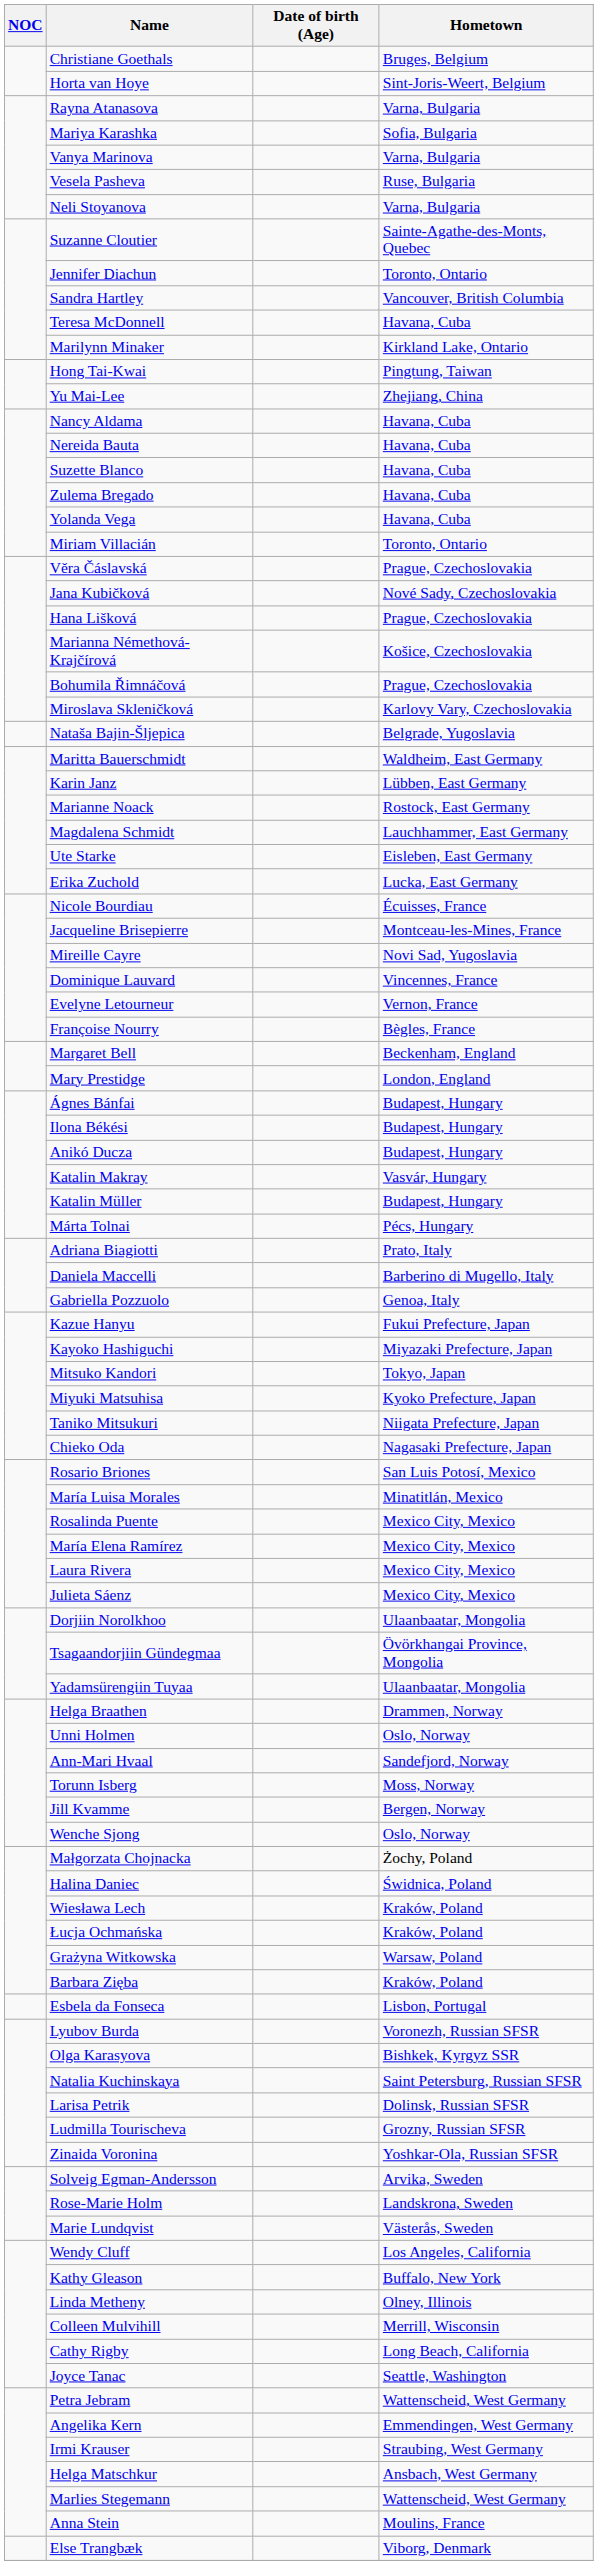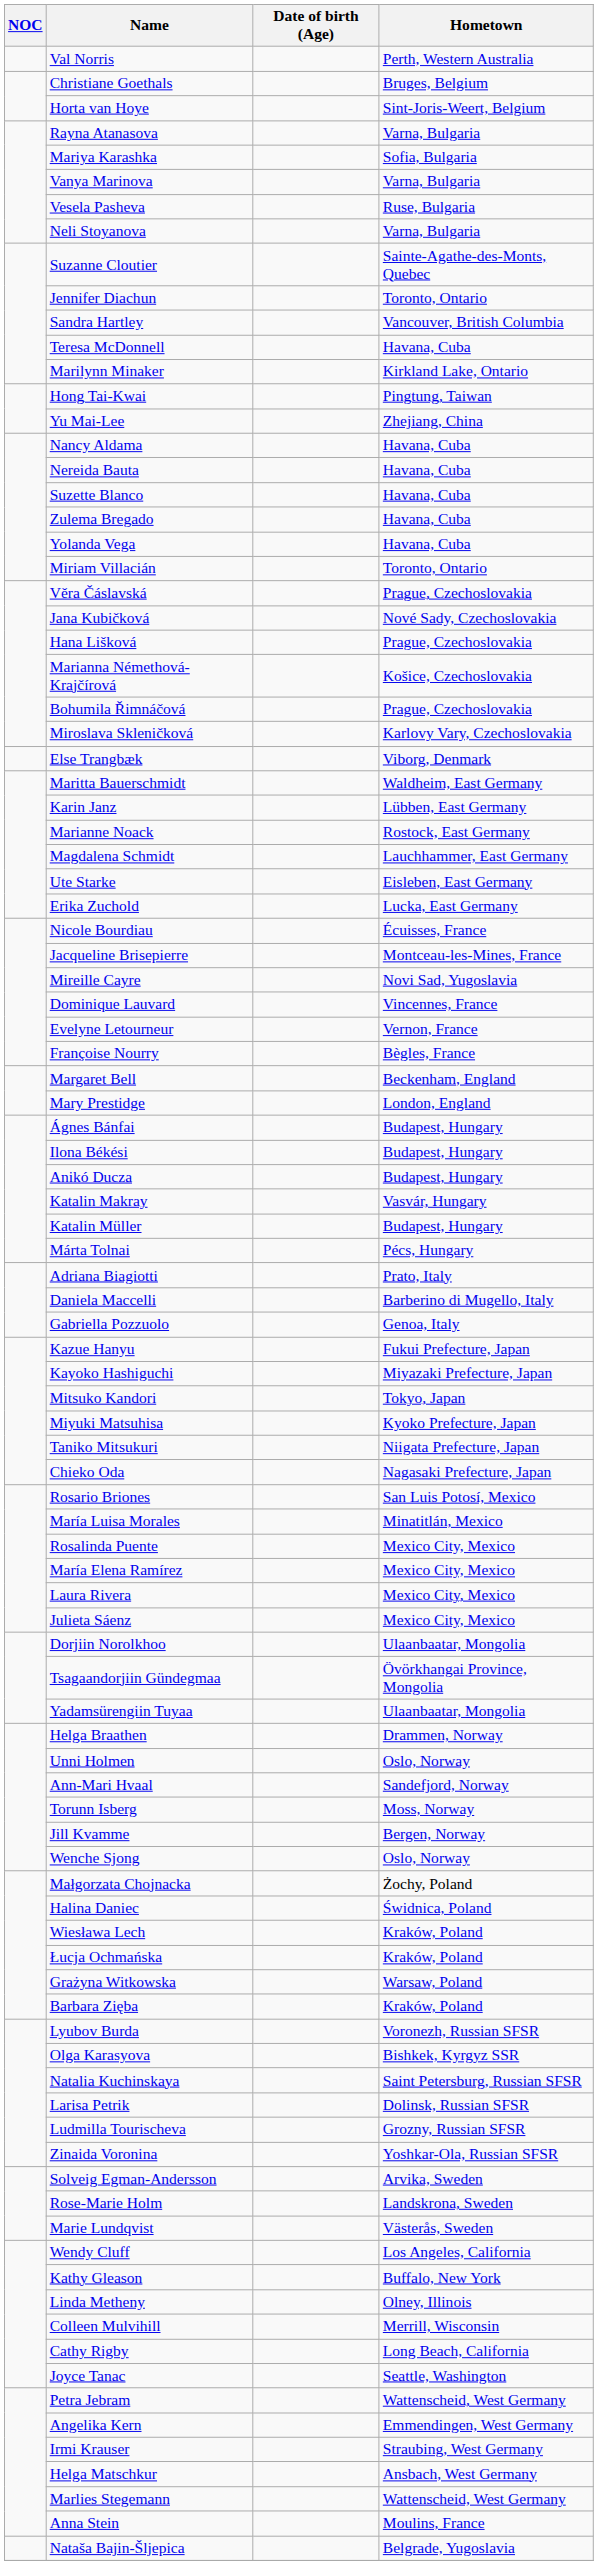+ row: (82, 58)
rows swapped: (96, 2548) <-> (117, 733)
- row: (107, 2006)
